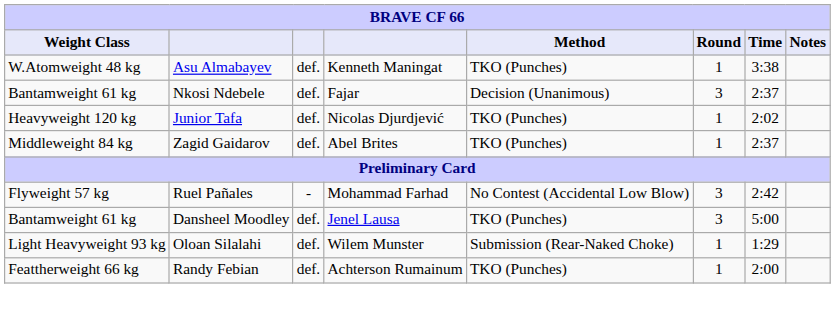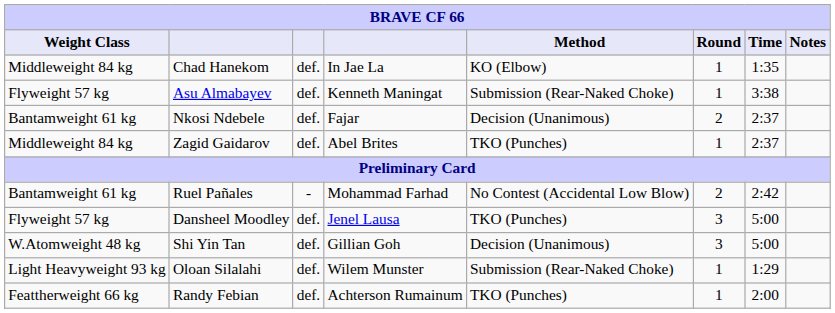+ row: (221, 67)
(74, 67) W.Atomweight 48 kg -> (59, 92) Flyweight 57 kg
(518, 67) TKO (Punches) -> (572, 92) Submission (Rear-Naked Choke)
(719, 92) 3 -> (719, 118) 2
- row: (207, 118)
(59, 194) Flyweight 57 kg -> (72, 194) Bantamweight 61 kg
(719, 194) 3 -> (719, 194) 2
(72, 219) Bantamweight 61 kg -> (59, 219) Flyweight 57 kg
+ row: (209, 244)
